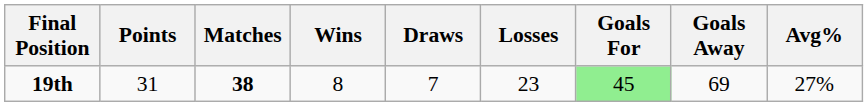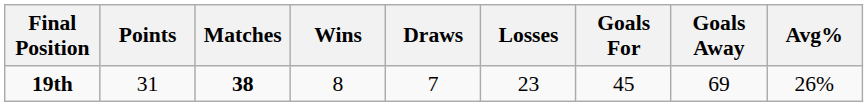(624, 83) lightgreen background -> (624, 83) no background
(814, 83) 27% -> (814, 83) 26%
